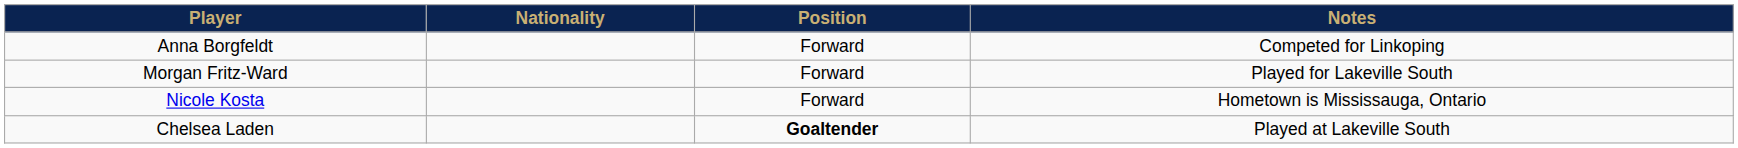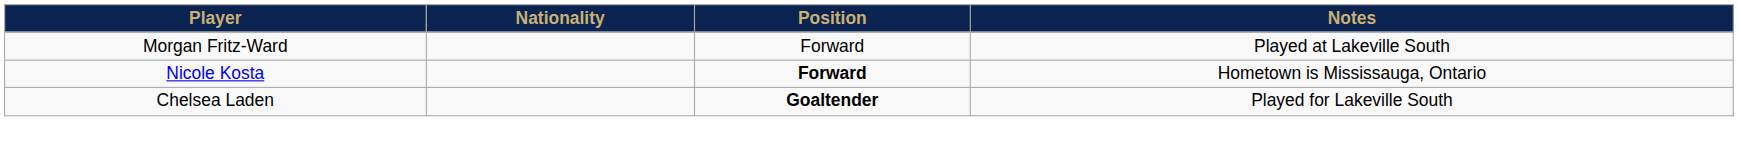- row: (215, 45)
(1352, 73) Played for Lakeville South -> (1352, 45) Played at Lakeville South
(832, 101) normal -> (832, 73) bold
(1352, 128) Played at Lakeville South -> (1352, 101) Played for Lakeville South
